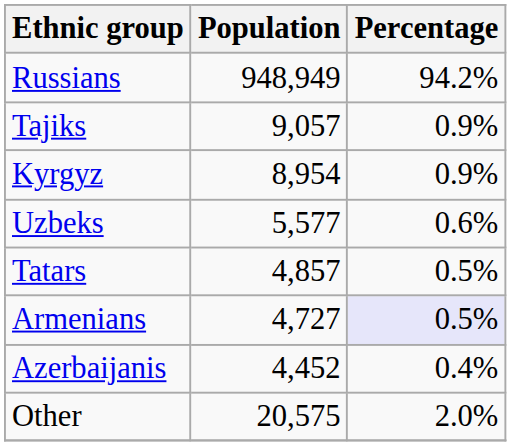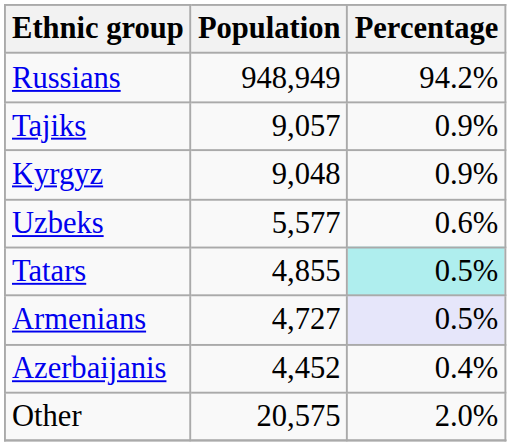(306, 174) 8,954 -> (306, 174) 9,048
(306, 271) 4,857 -> (306, 271) 4,855
(466, 271) no background -> (466, 271) paleturquoise background
